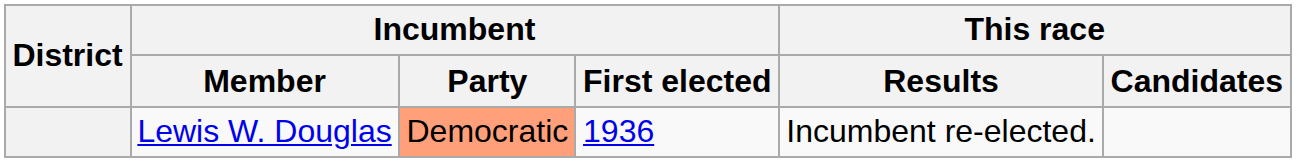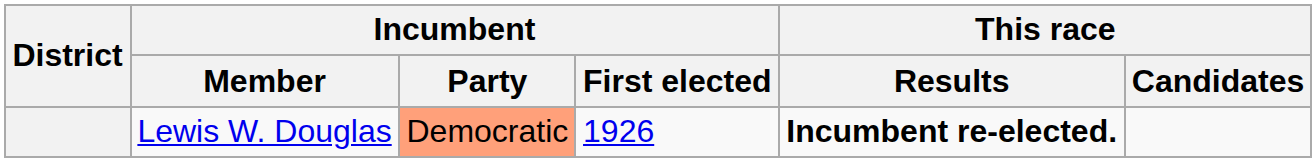(619, 131) 1936 -> (619, 131) 1926
(941, 131) normal -> (952, 131) bold
